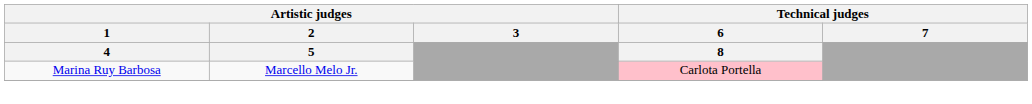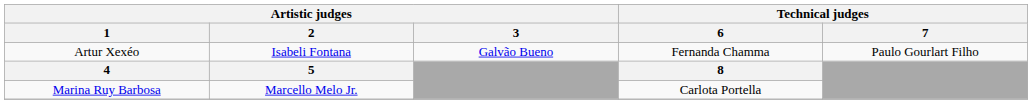+ row: (107, 51)
(721, 70) pink background -> (721, 89) no background
